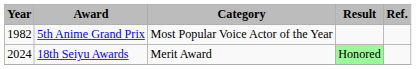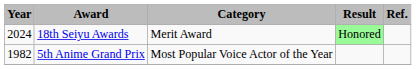rows swapped: (91, 34) <-> (83, 54)
